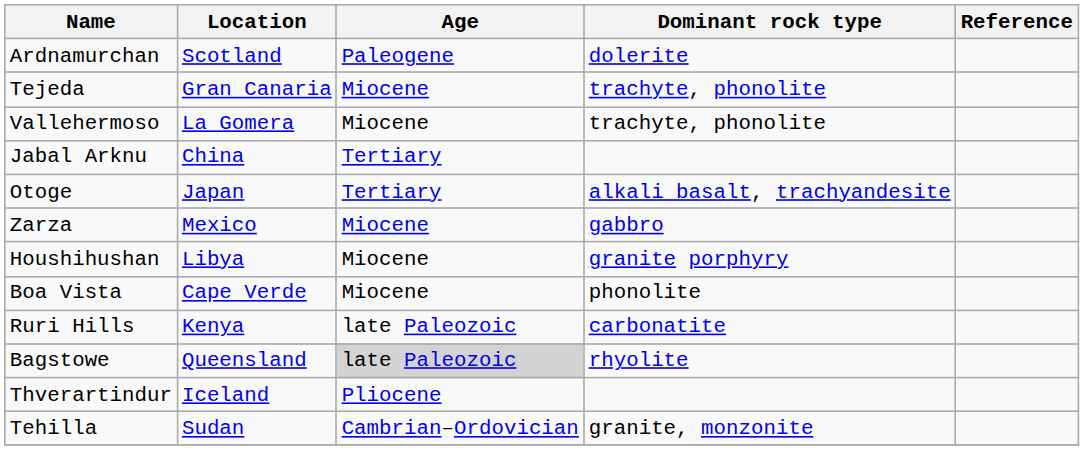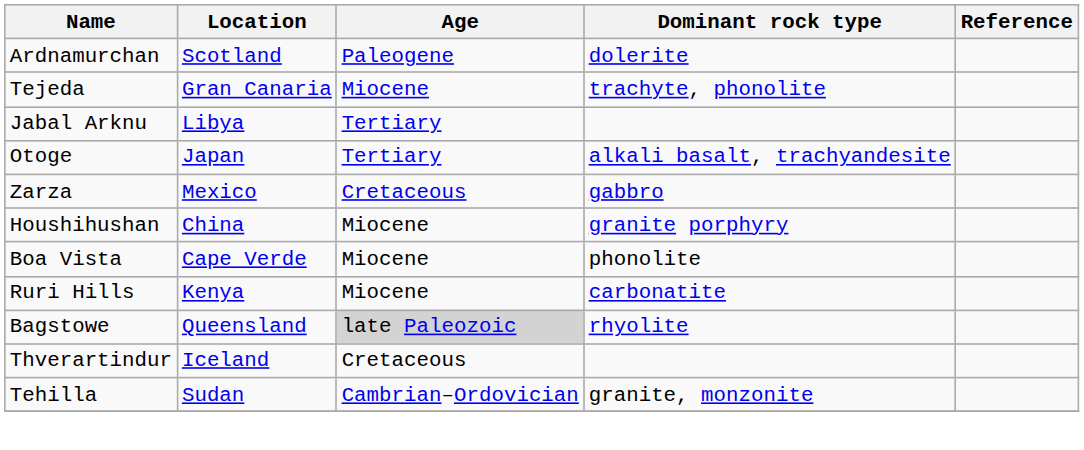- row: (85, 123)
(213, 157) China -> (213, 123) Libya
(385, 225) Miocene -> (404, 191) Cretaceous
(213, 259) Libya -> (213, 225) China
(429, 327) late Paleozoic -> (385, 293) Miocene
(392, 395) Pliocene -> (404, 361) Cretaceous
